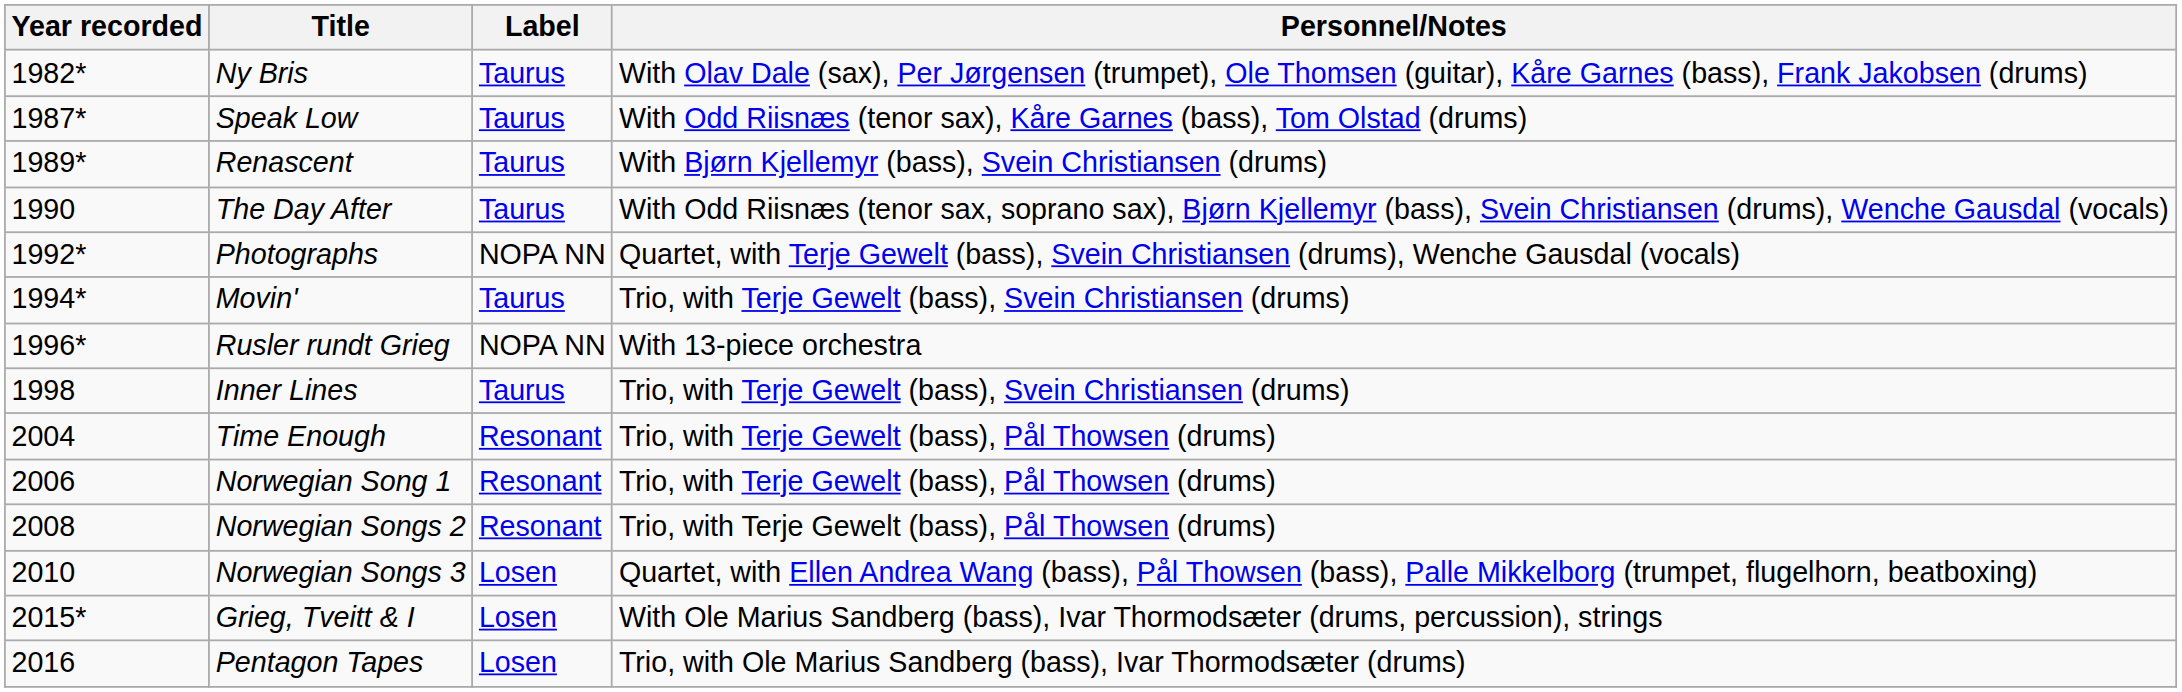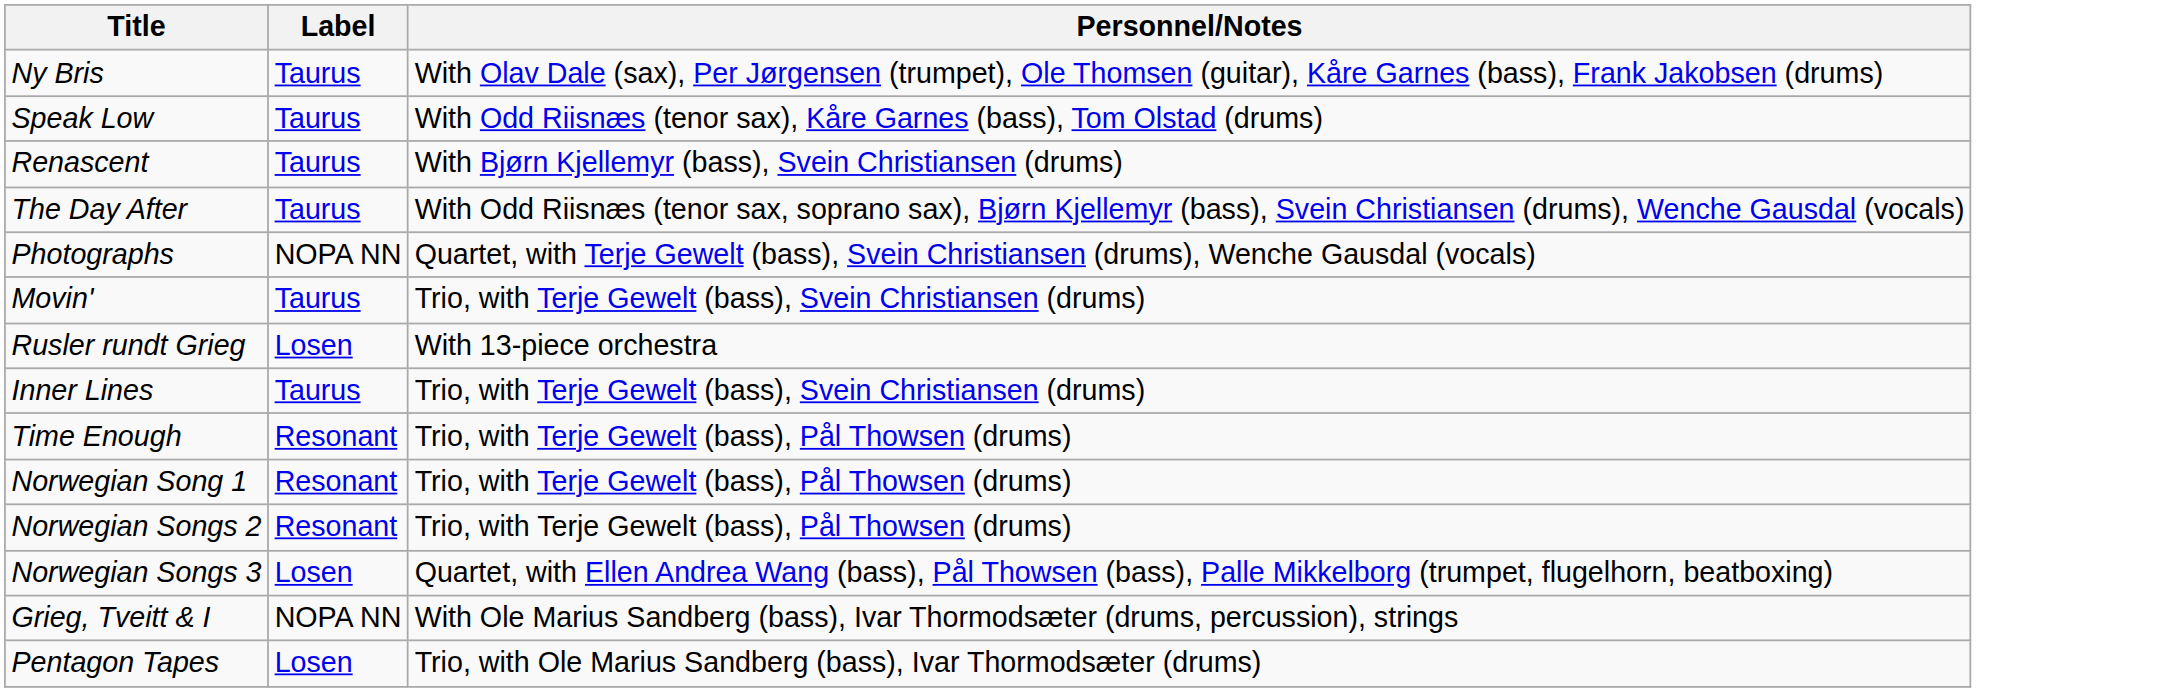- column: (107, 27)
(542, 345) NOPA NN -> (314, 345) Losen
(518, 617) Losen -> (338, 617) NOPA NN
